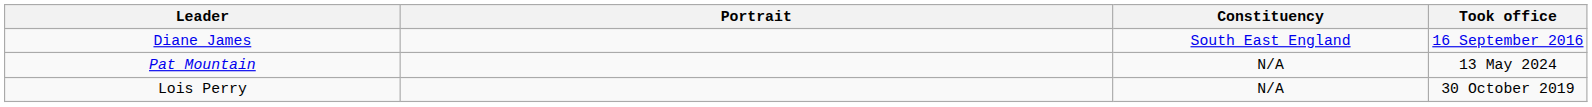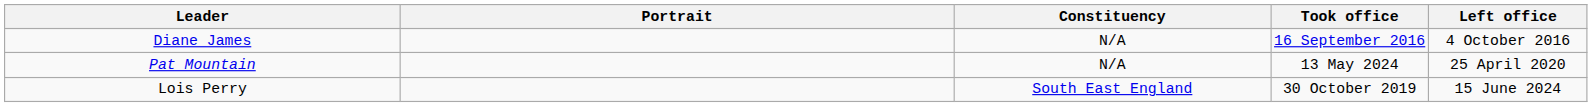+ column: (1508, 17)
(1271, 41) South East England -> (1112, 41) N/A
(1271, 89) N/A -> (1112, 89) South East England
